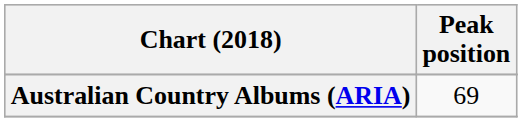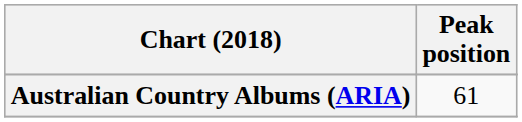(466, 95) 69 -> (466, 95) 61
